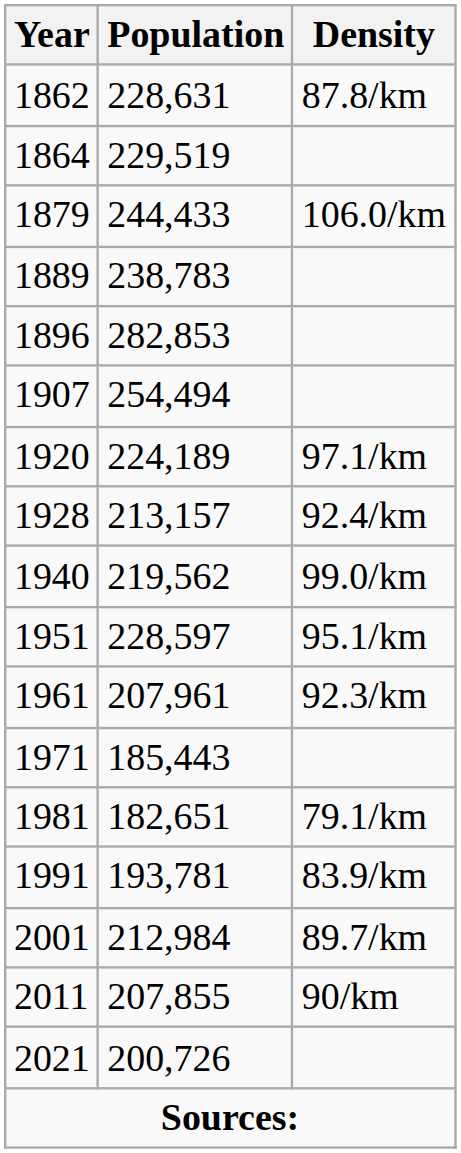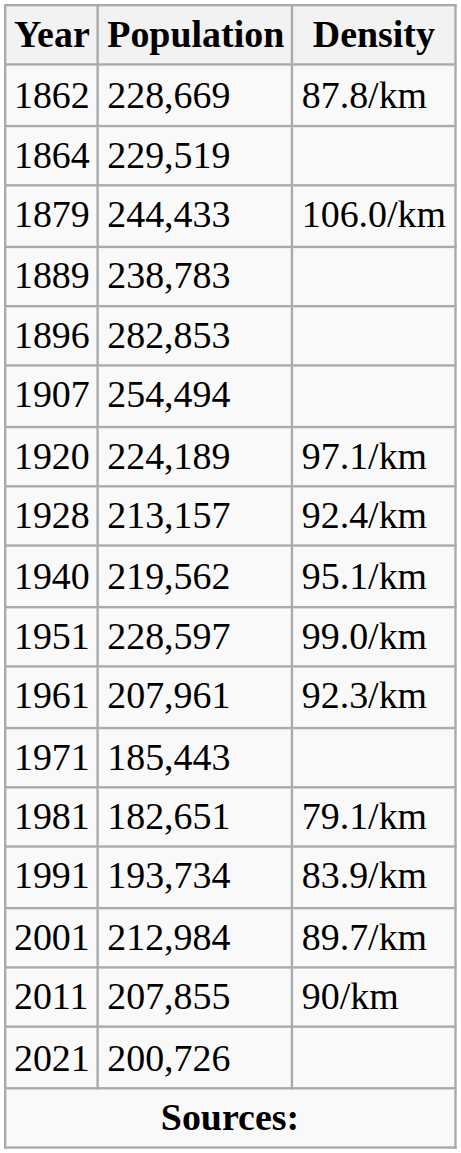(169, 94) 228,631 -> (169, 94) 228,669
(364, 575) 99.0/km -> (364, 575) 95.1/km
(364, 635) 95.1/km -> (364, 635) 99.0/km
(169, 876) 193,781 -> (169, 876) 193,734
